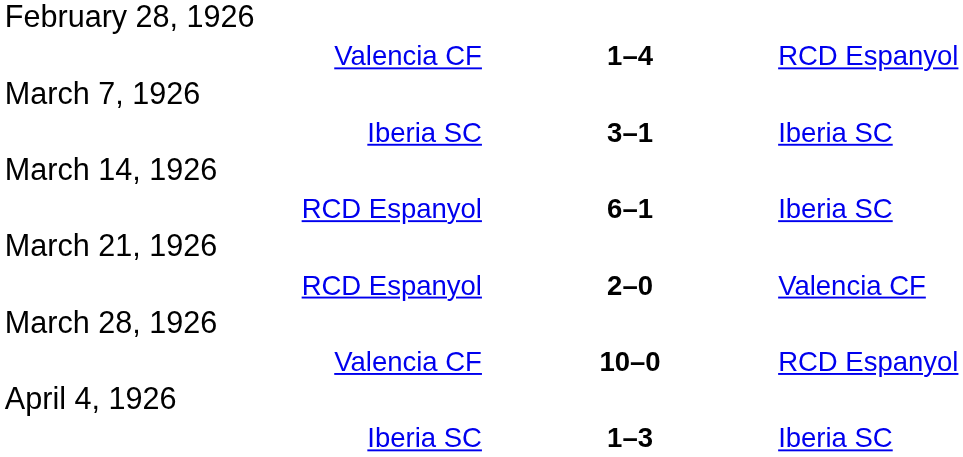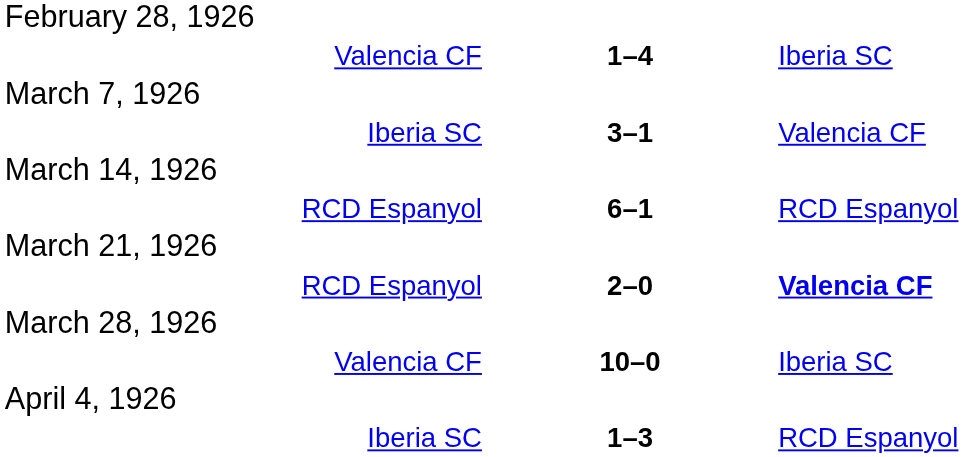(868, 56) RCD Espanyol -> (835, 56) Iberia SC
(835, 132) Iberia SC -> (852, 132) Valencia CF
(835, 209) Iberia SC -> (868, 209) RCD Espanyol
(852, 285) normal -> (855, 285) bold
(868, 362) RCD Espanyol -> (835, 362) Iberia SC
(835, 438) Iberia SC -> (868, 438) RCD Espanyol
